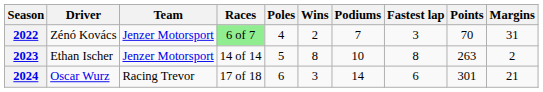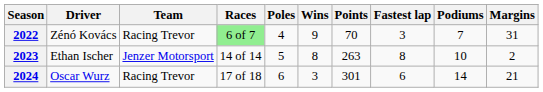columns swapped: (358, 14) <-> (467, 14)
(168, 35) Jenzer Motorsport -> (158, 35) Racing Trevor
(315, 35) 2 -> (315, 35) 9
